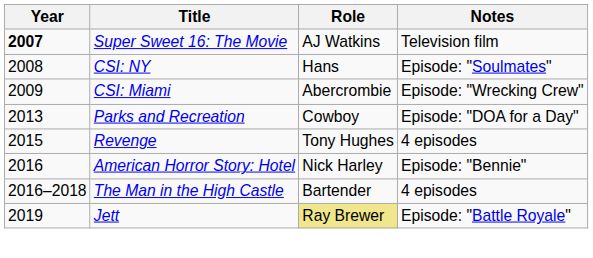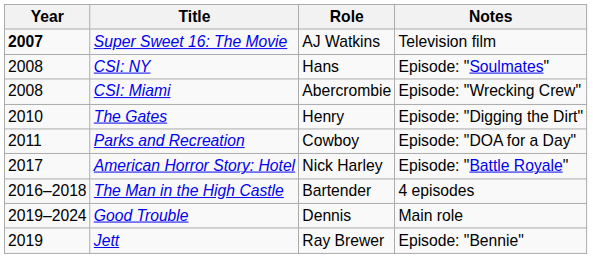(26, 91) 2009 -> (26, 91) 2008
+ row: (130, 116)
(26, 116) 2013 -> (25, 141) 2011
- row: (125, 141)
(26, 166) 2016 -> (26, 166) 2017
(464, 166) Episode: "Bennie" -> (483, 166) Episode: "Battle Royale"
+ row: (141, 215)
(343, 215) khaki background -> (343, 240) no background
(486, 215) Episode: "Battle Royale" -> (461, 240) Episode: "Bennie"
